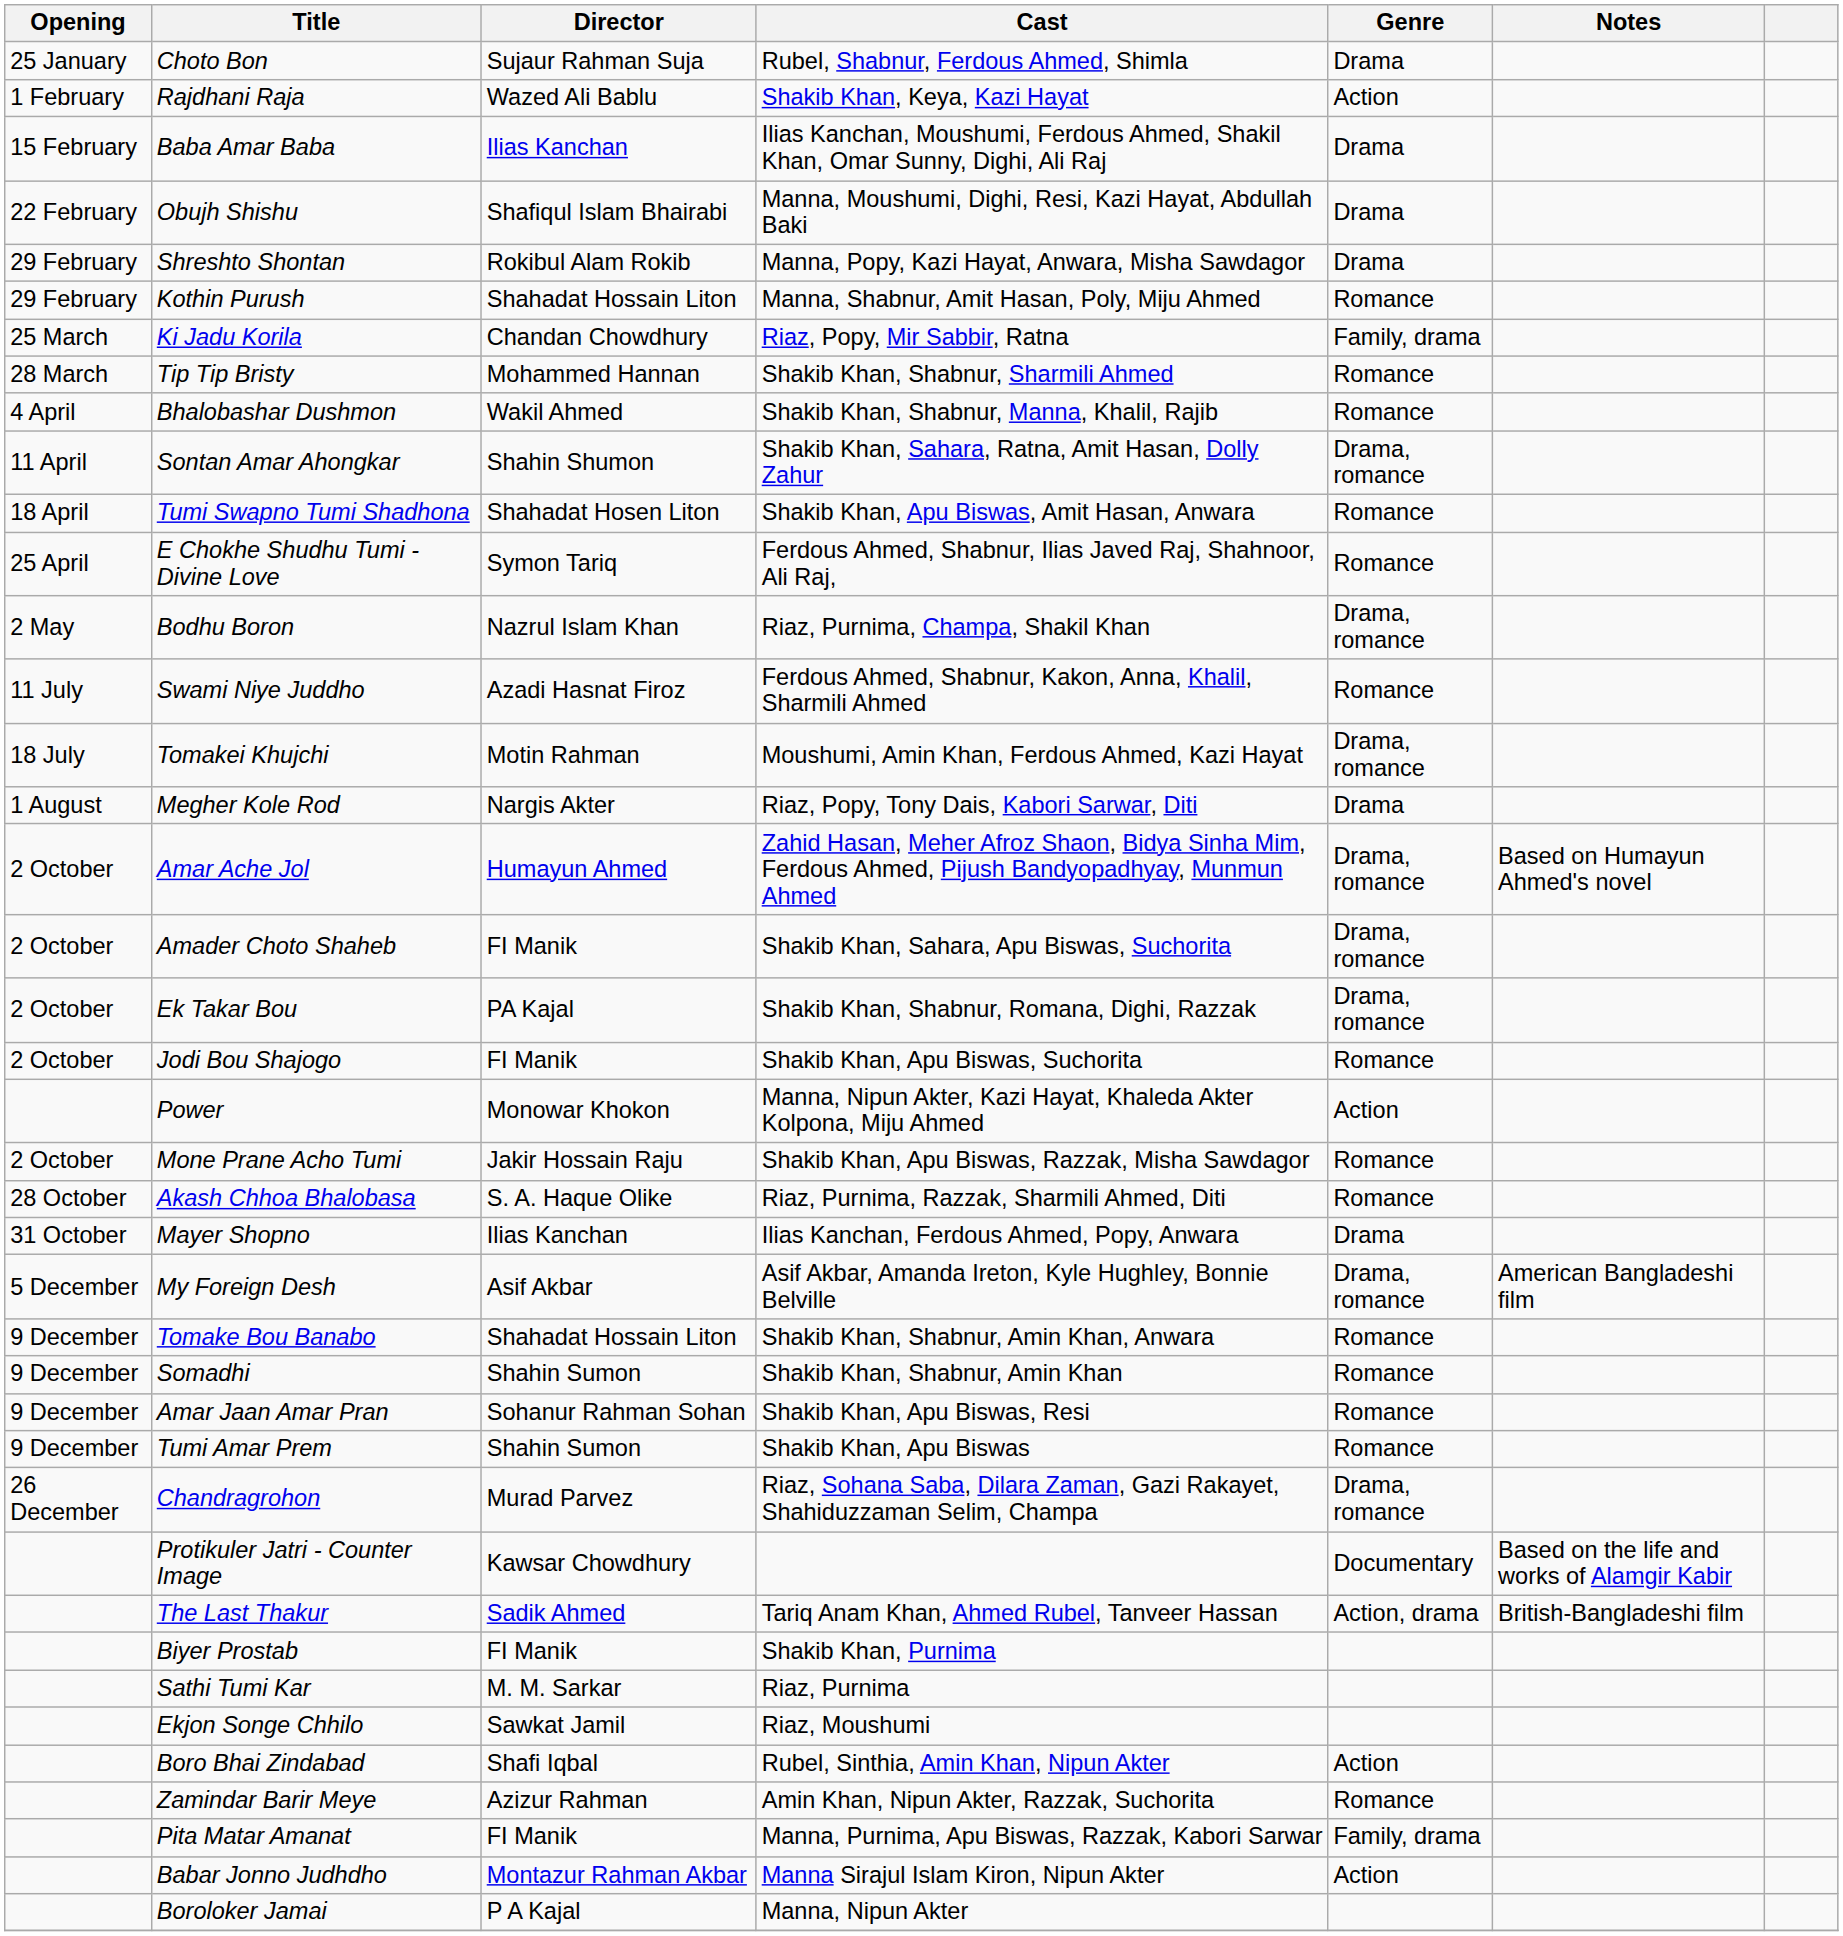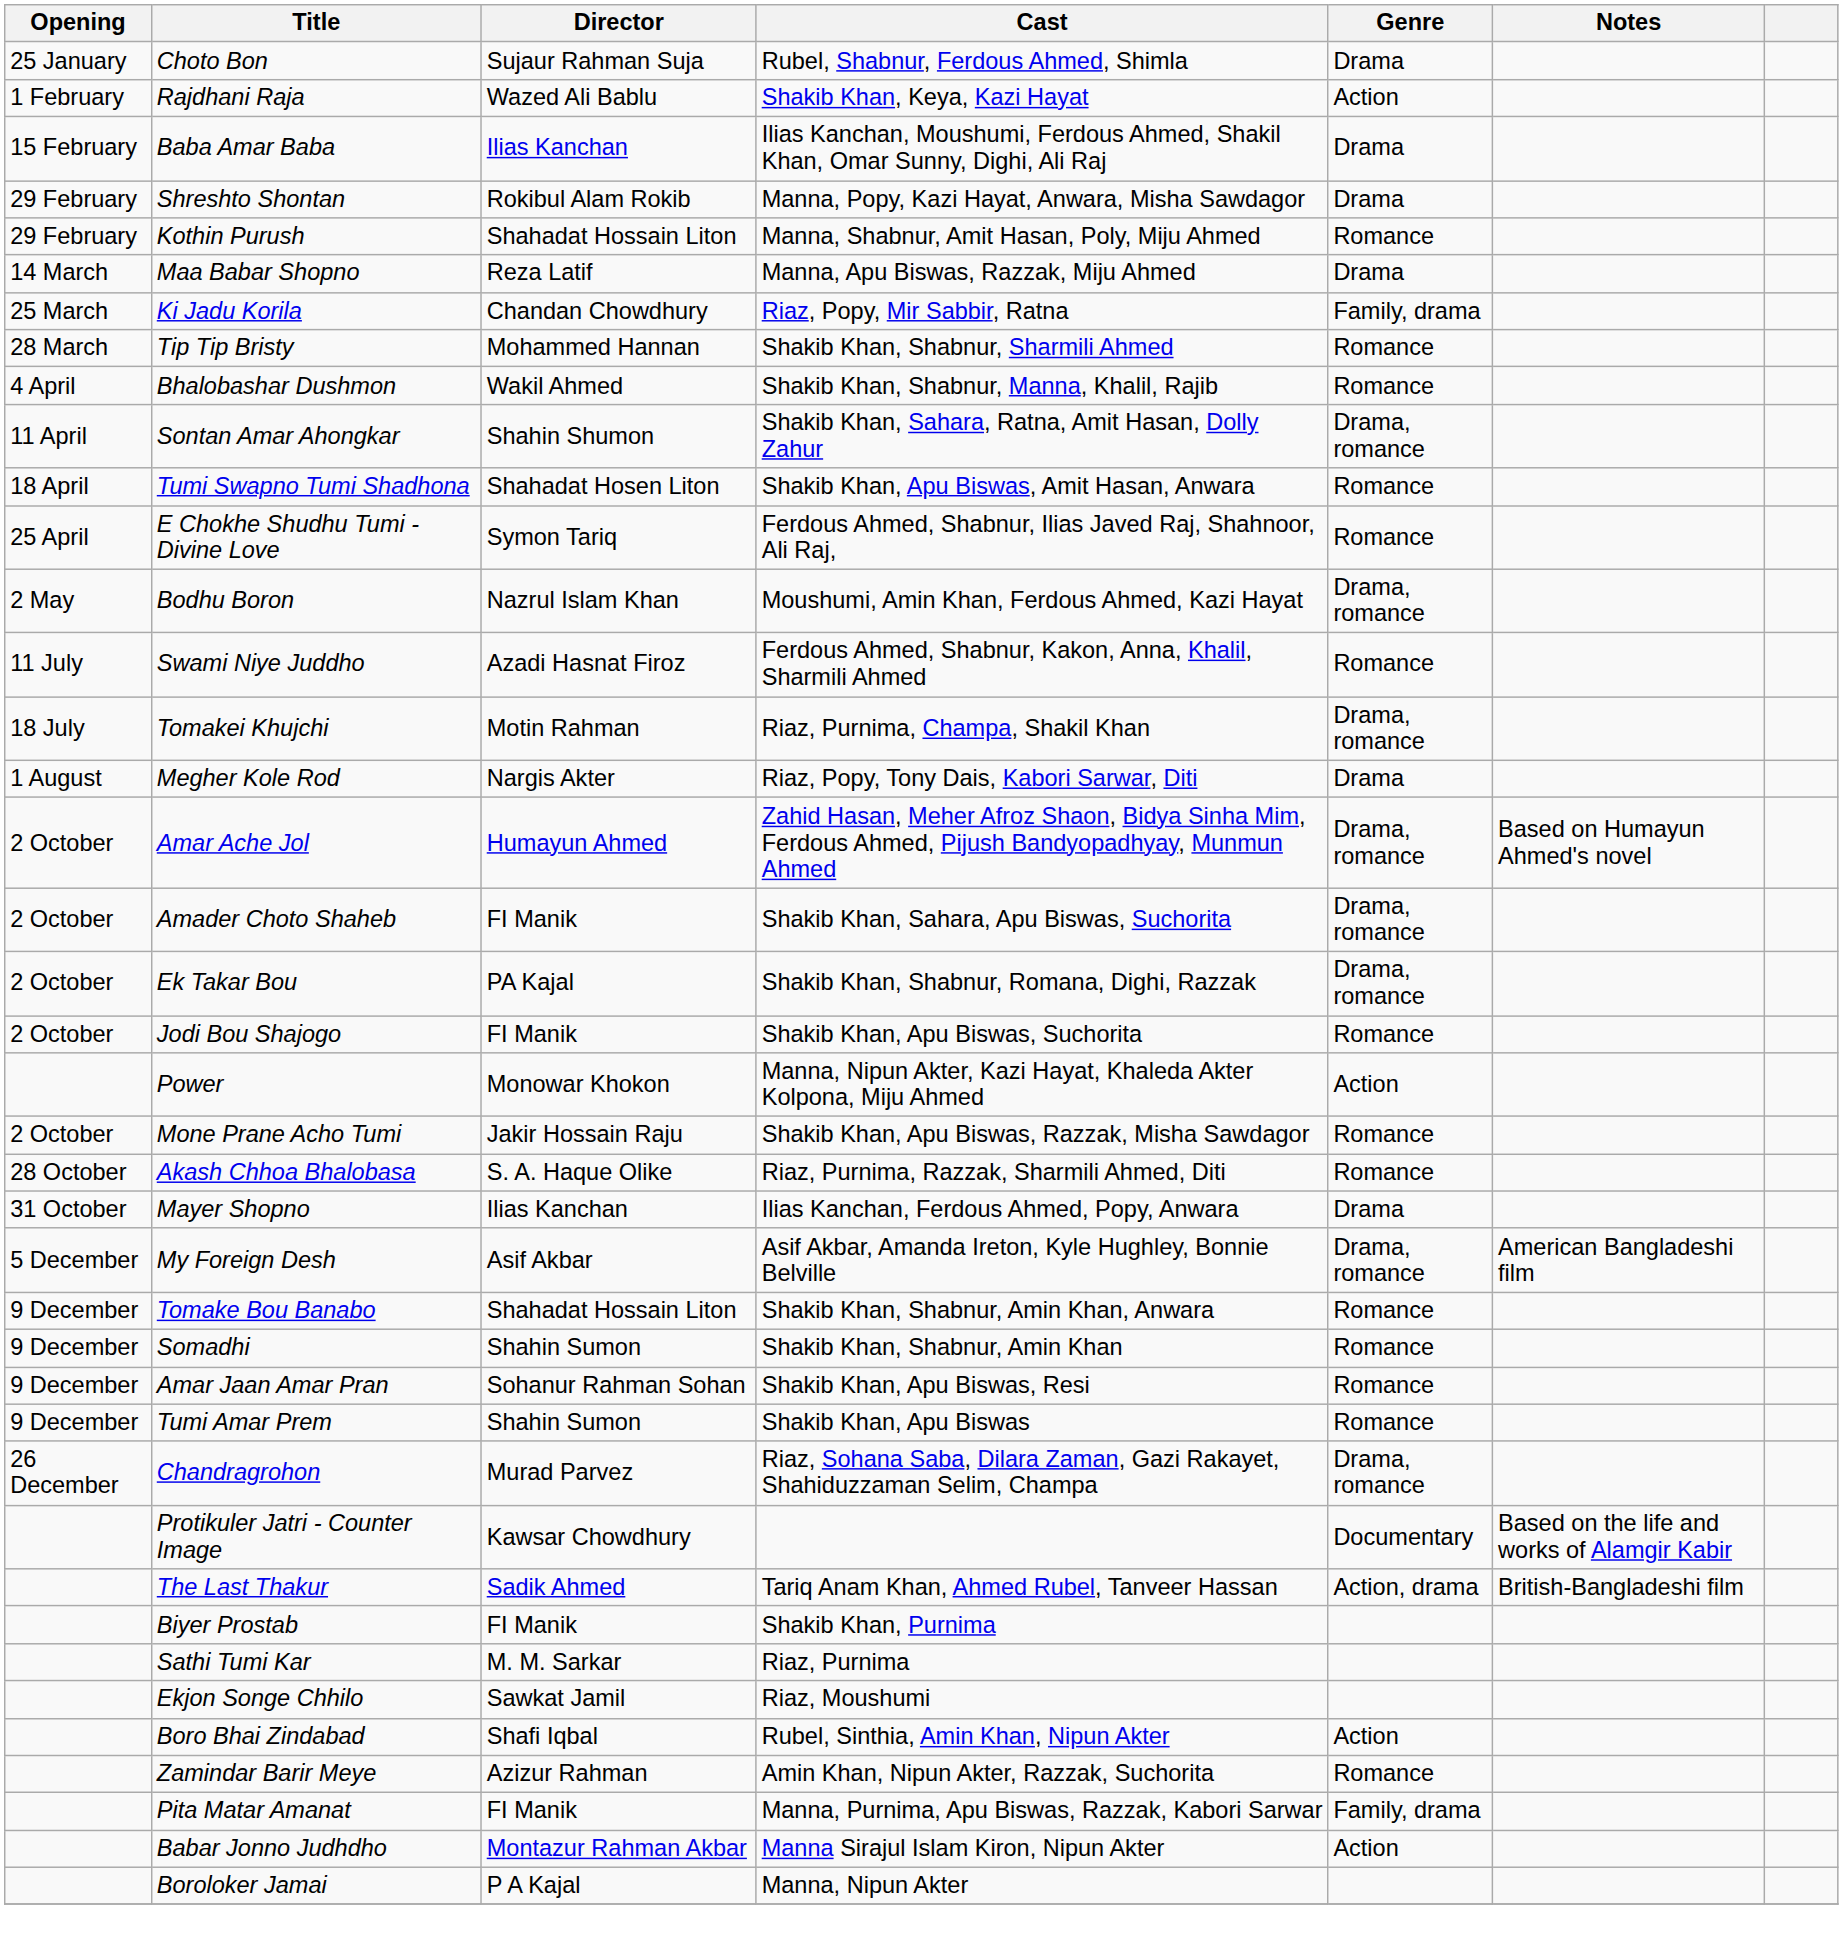- row: (227, 212)
+ row: (258, 273)
(956, 627) Riaz, Purnima, Champa, Shakil Khan -> (1032, 600) Moushumi, Amin Khan, Ferdous Ahmed, Kazi Hayat
(1032, 754) Moushumi, Amin Khan, Ferdous Ahmed, Kazi Hayat -> (956, 728) Riaz, Purnima, Champa, Shakil Khan
